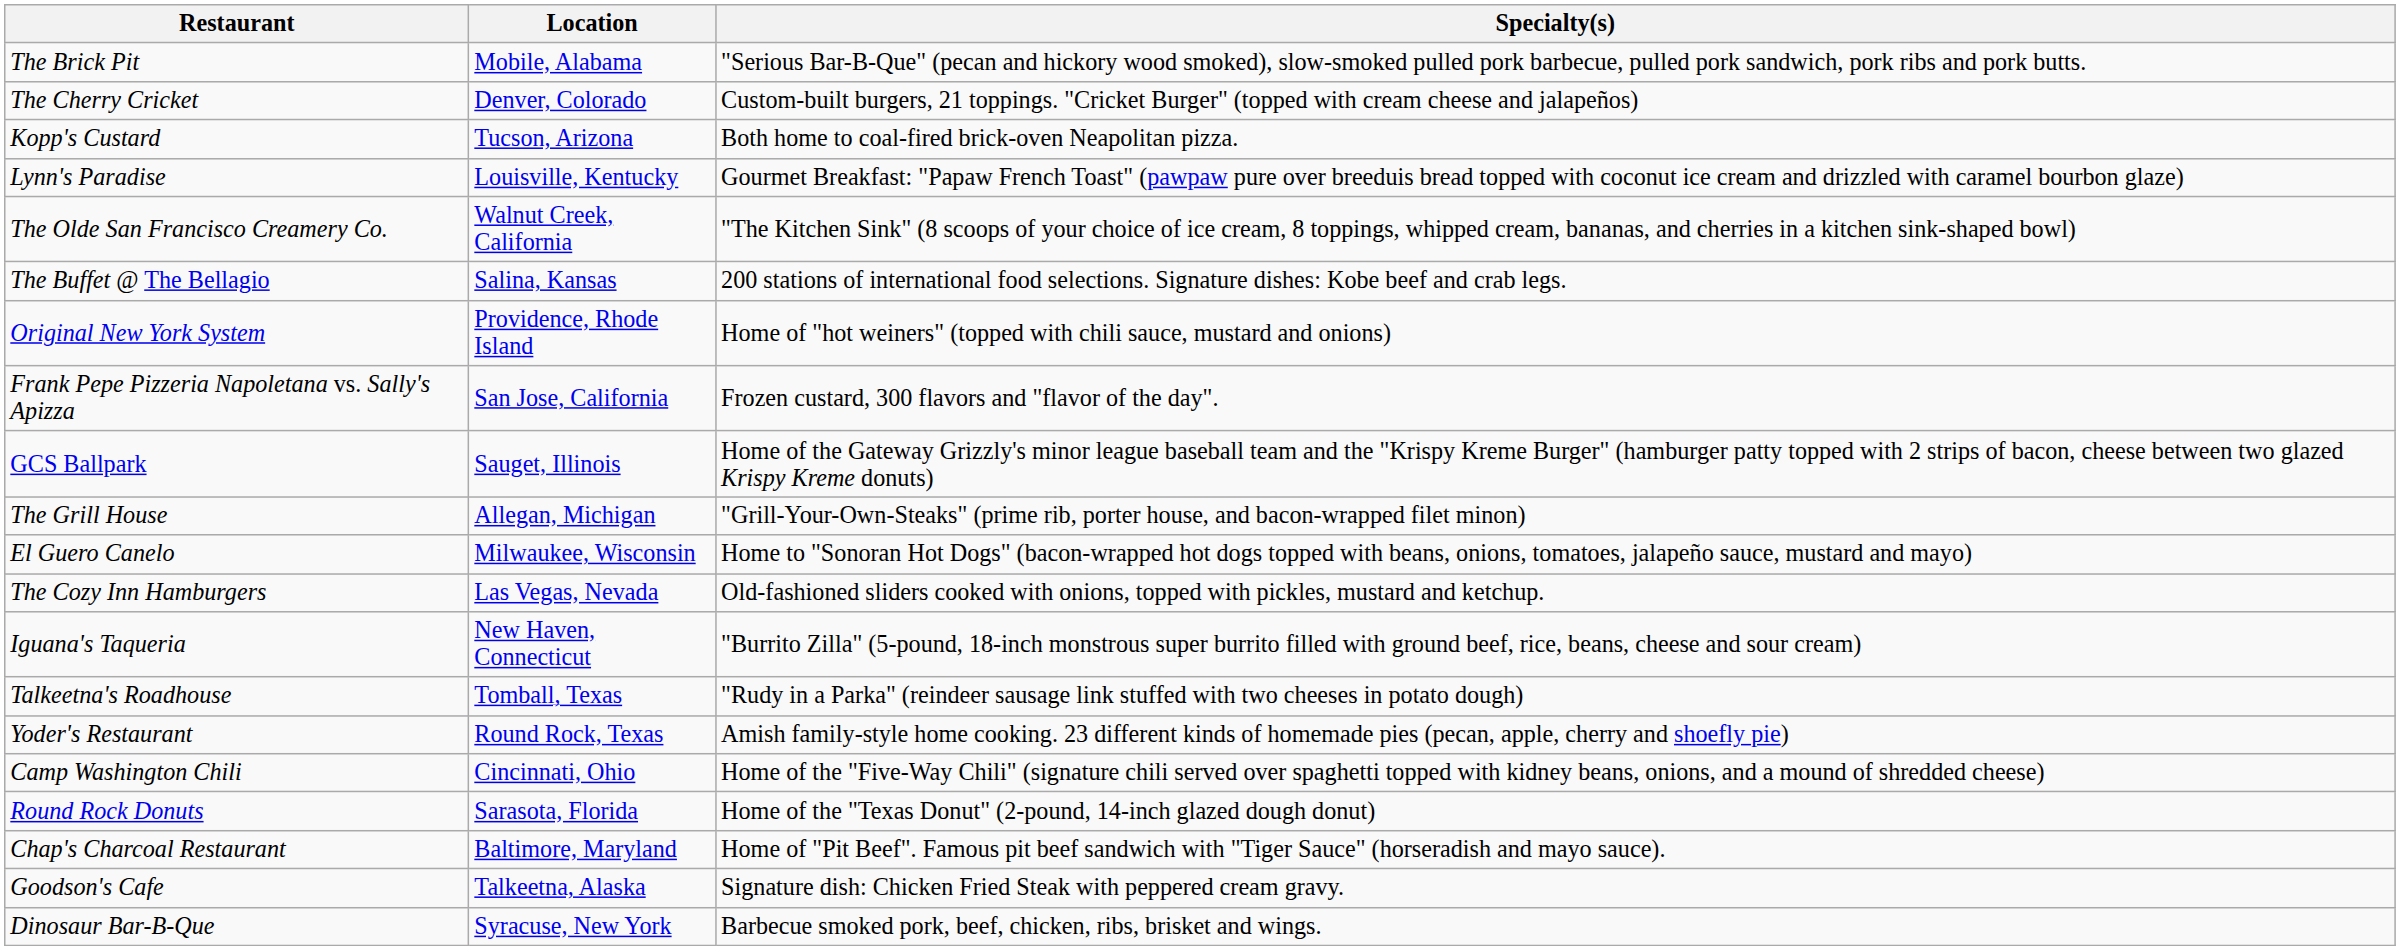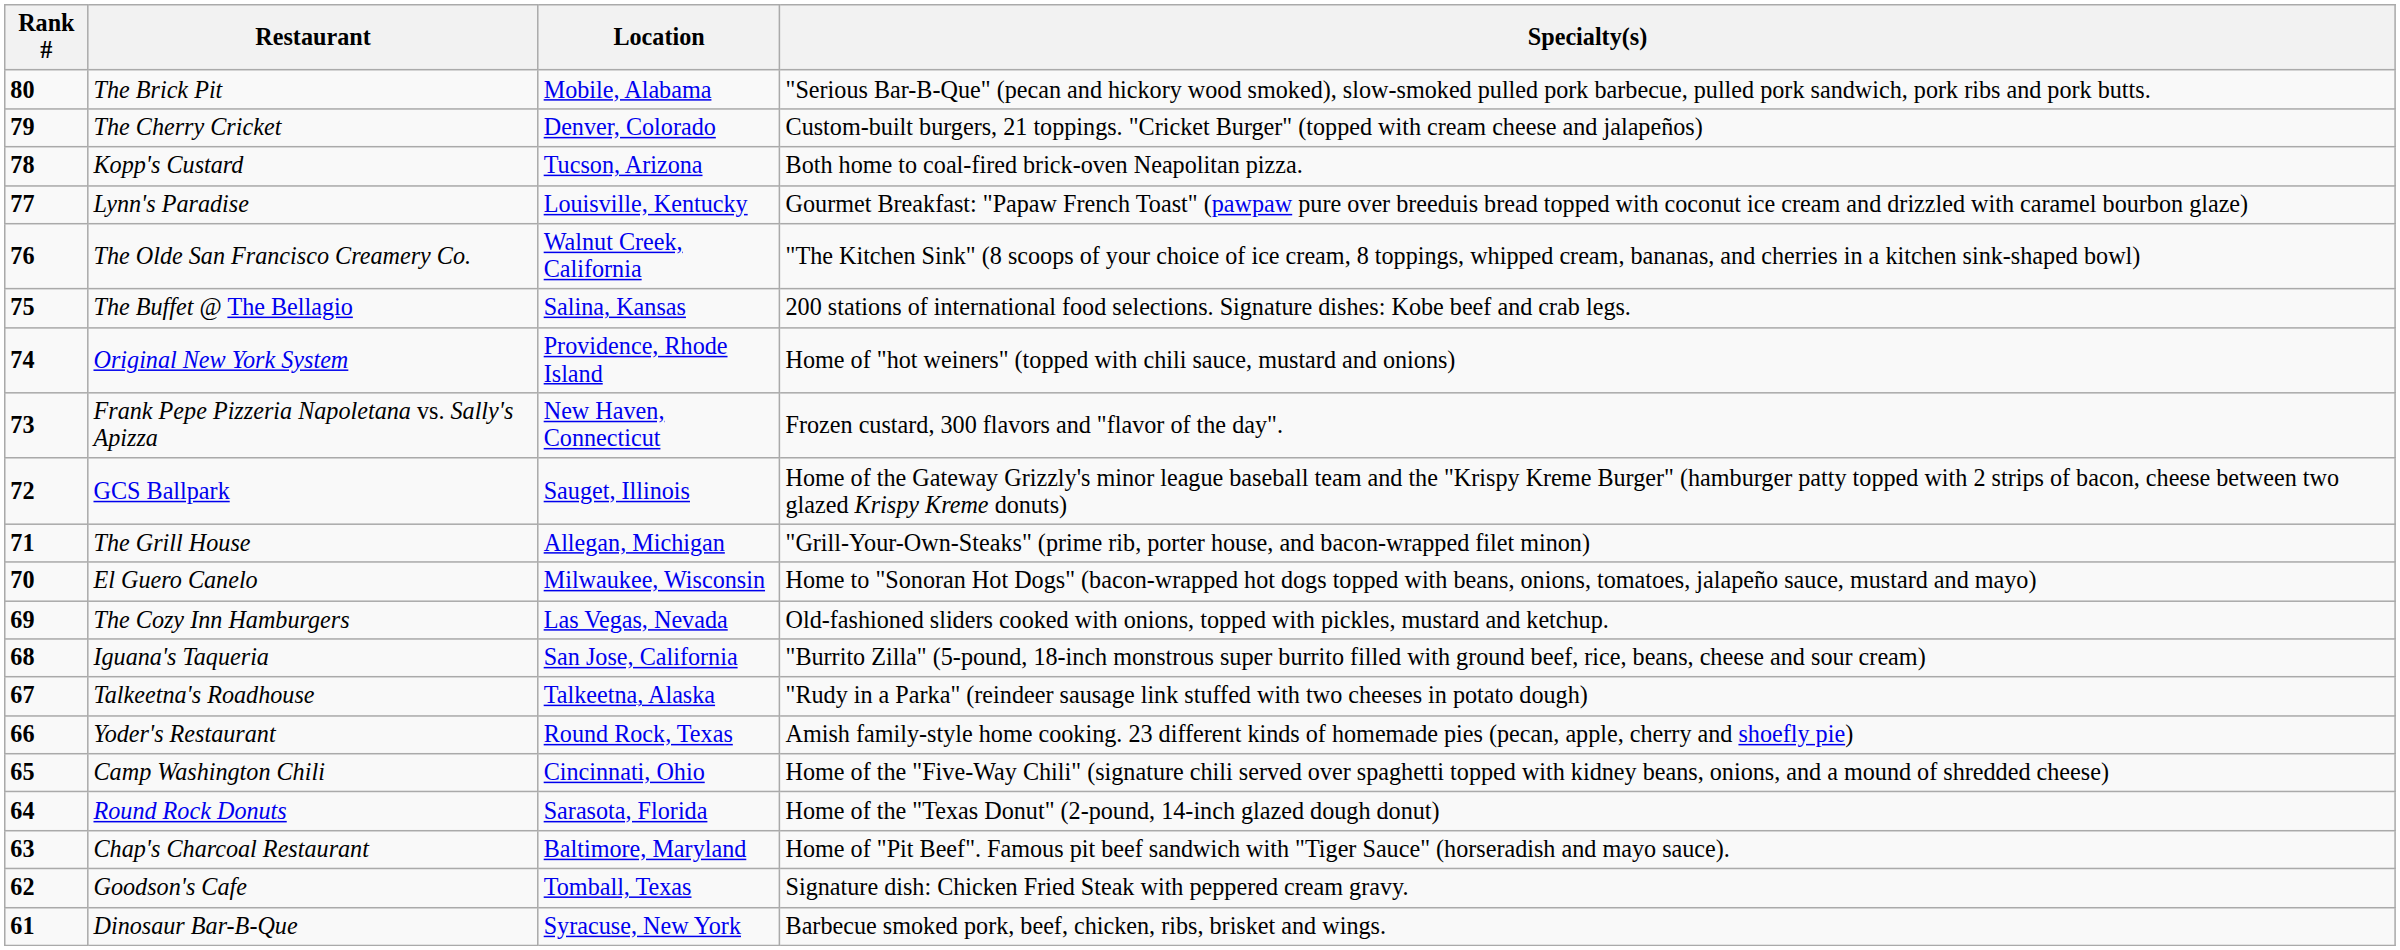+ column: (46, 37)
(571, 398) San Jose, California -> (604, 425) New Haven, Connecticut
(535, 644) New Haven, Connecticut -> (641, 657) San Jose, California
(548, 695) Tomball, Texas -> (629, 695) Talkeetna, Alaska
(560, 887) Talkeetna, Alaska -> (618, 887) Tomball, Texas
